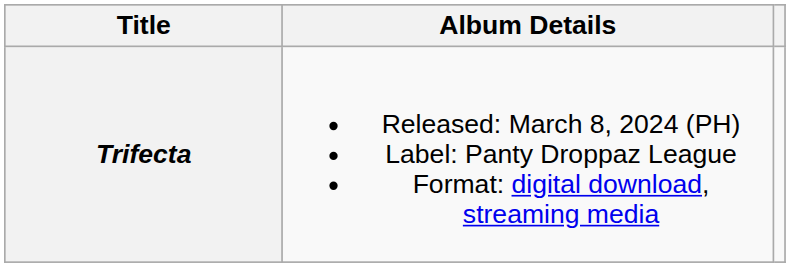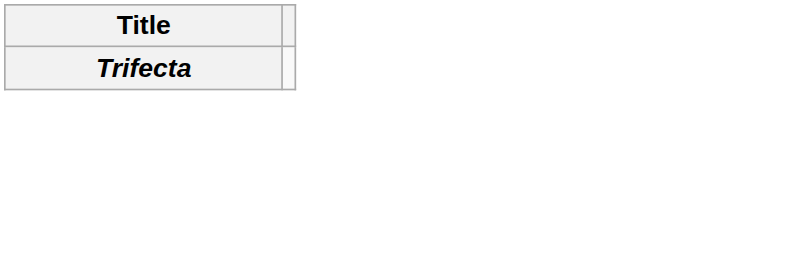- column: (528, 25)
